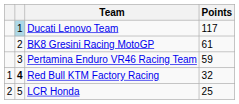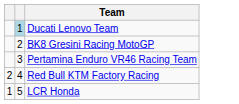- column: (217, 12)
(9, 76) 1 -> (9, 76) 2
(20, 76) bold -> (20, 76) normal
(9, 92) 2 -> (9, 92) 1
